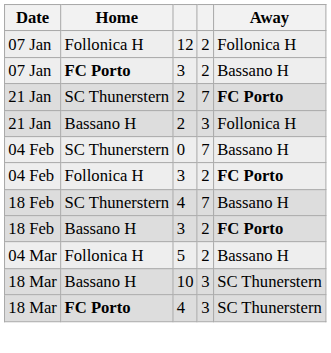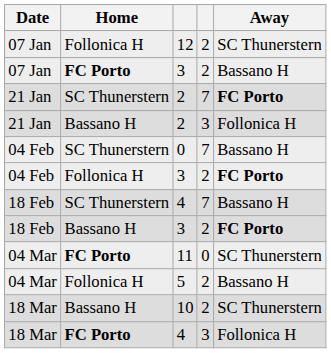(257, 44) Follonica H -> (269, 44) SC Thunerstern
+ row: (98, 255)
(205, 281) 3 -> (205, 307) 2
(269, 307) SC Thunerstern -> (257, 334) Follonica H
